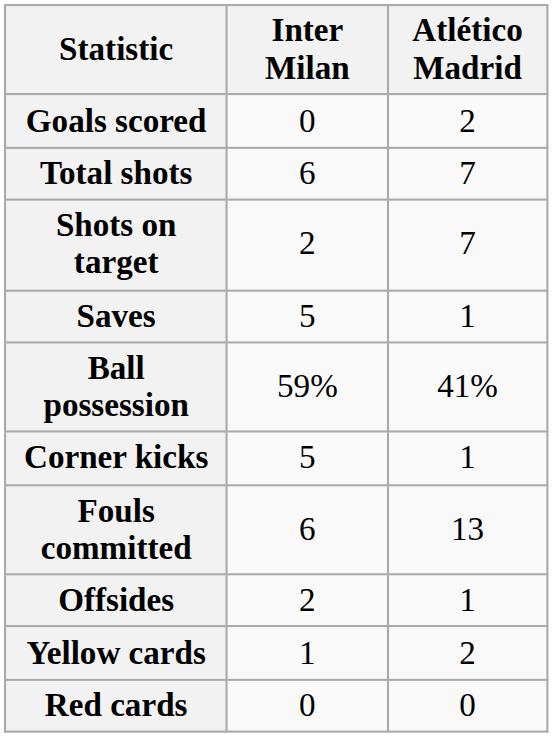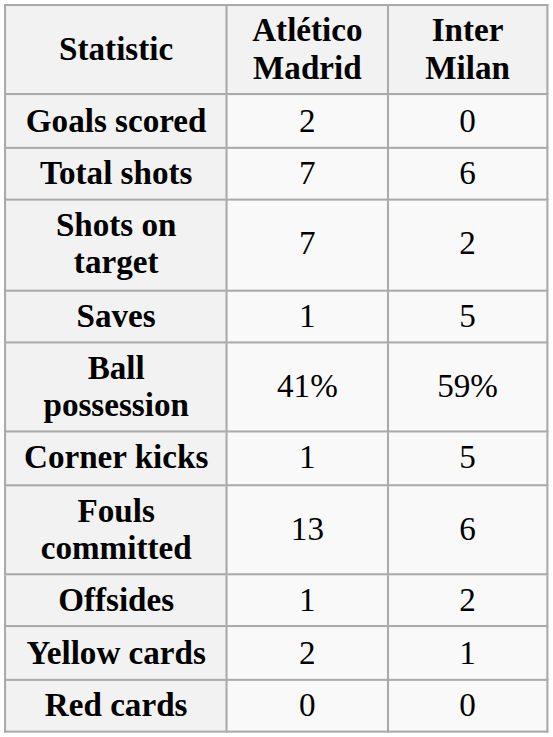columns swapped: (307, 49) <-> (468, 49)
